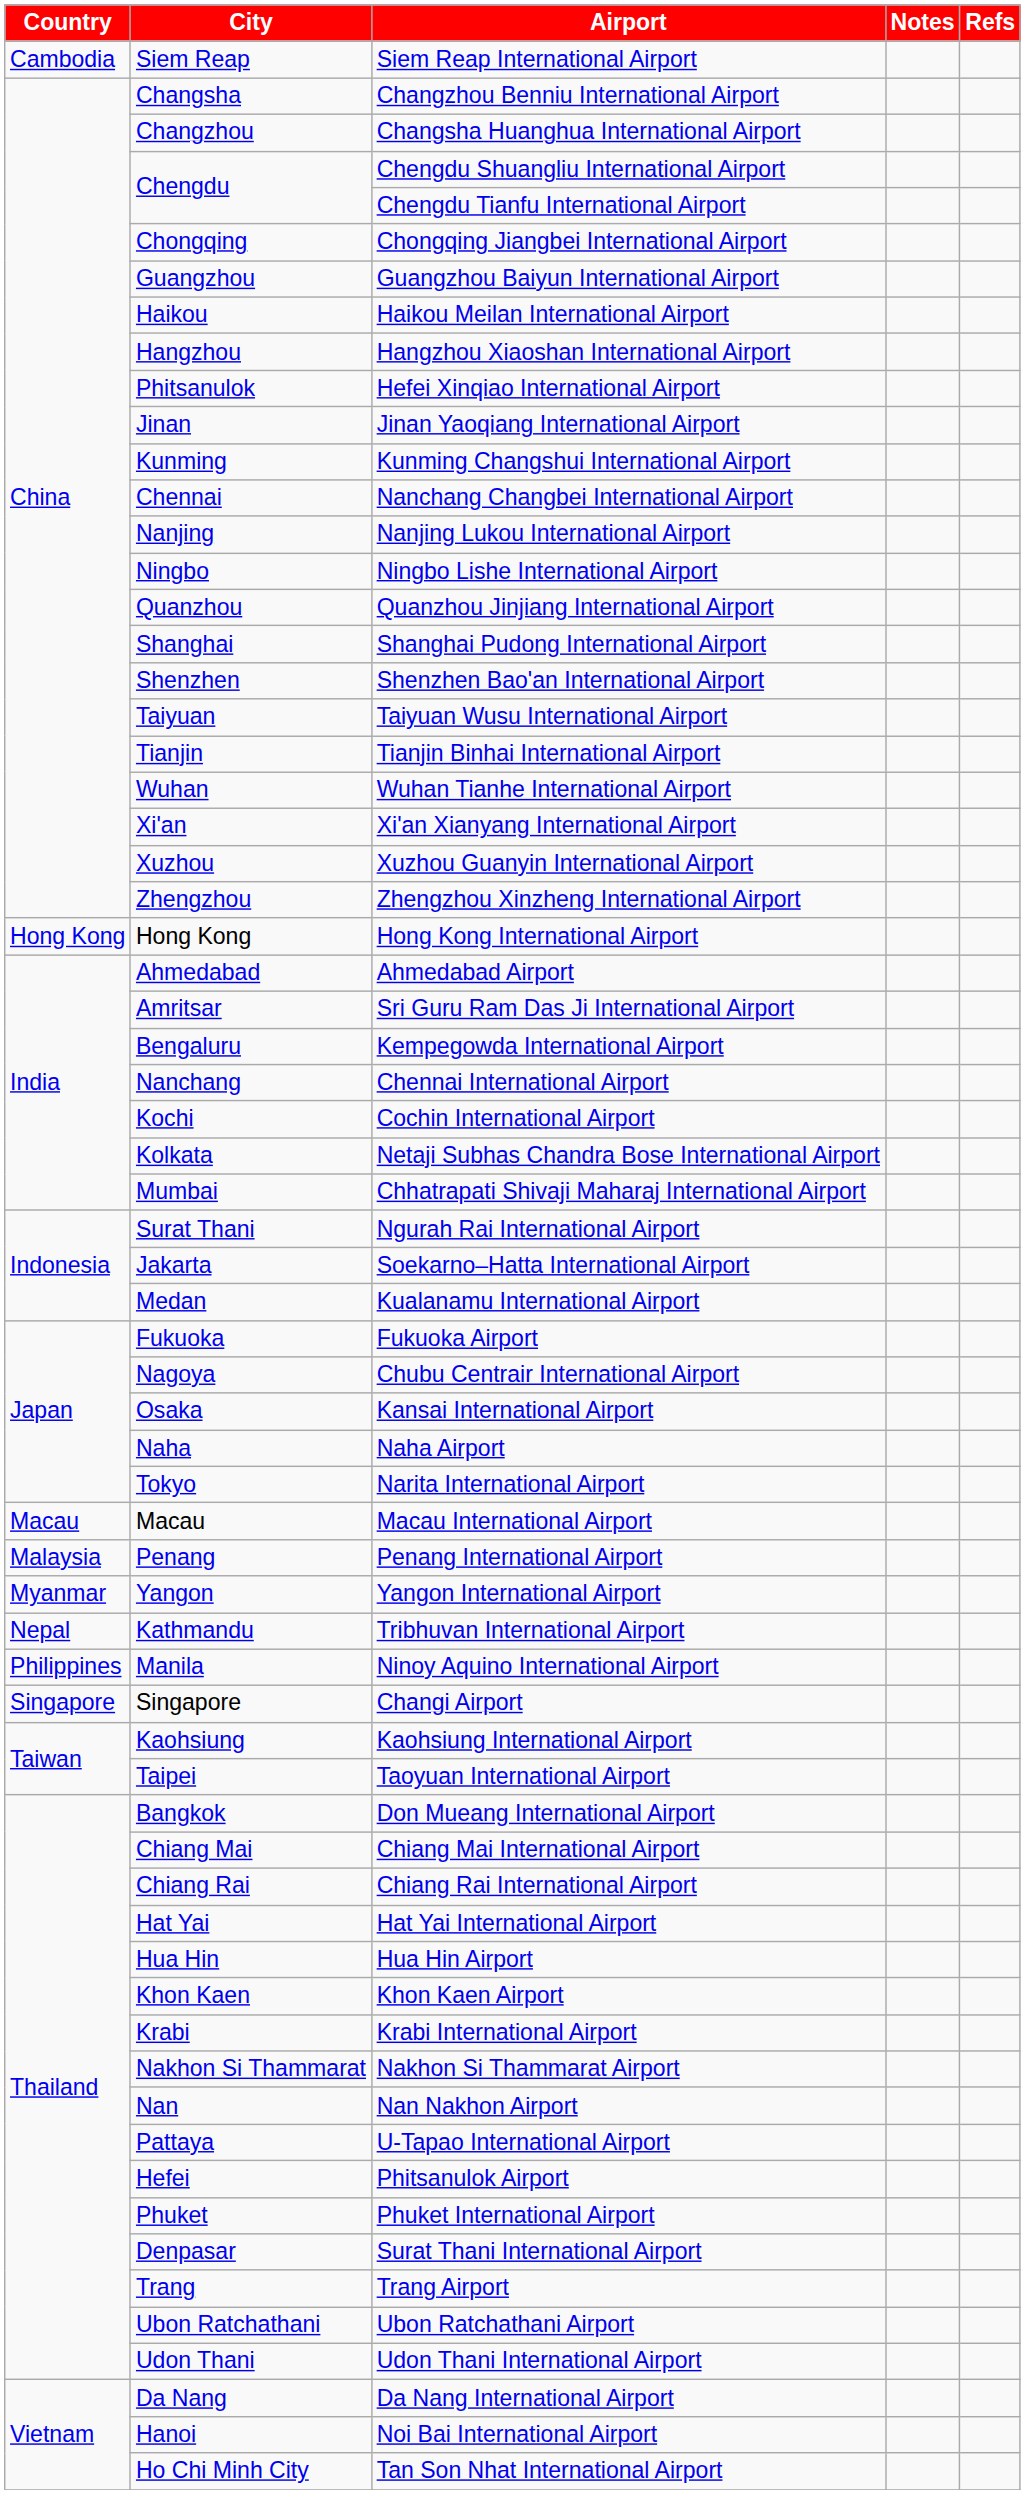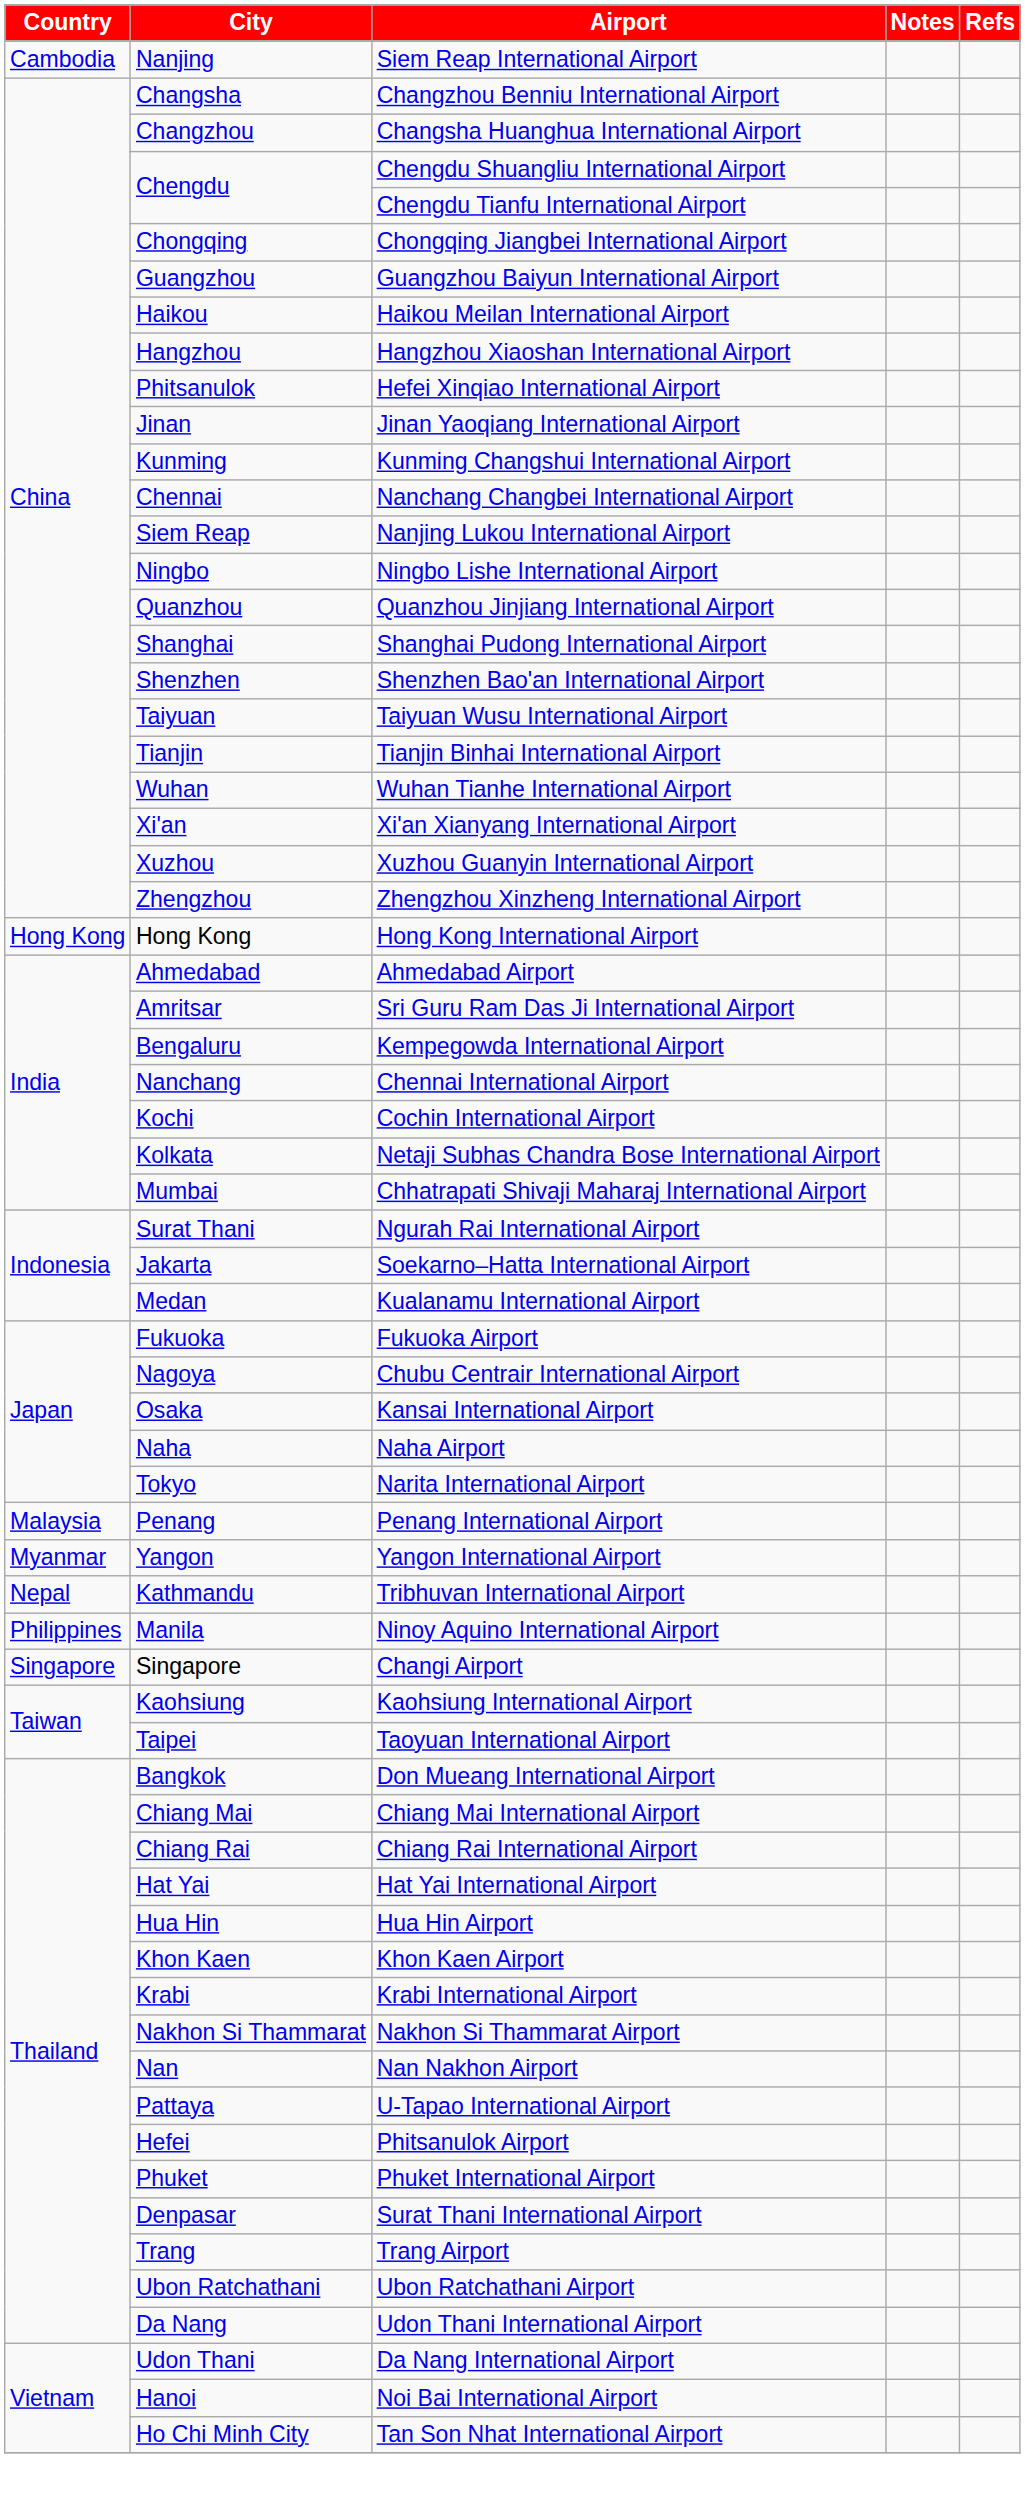(193, 59) Siem Reap -> (175, 59) Nanjing
(175, 534) Nanjing -> (193, 534) Siem Reap
- row: (514, 1520)
(195, 2361) Udon Thani -> (181, 2324) Da Nang
(181, 2397) Da Nang -> (195, 2361) Udon Thani
